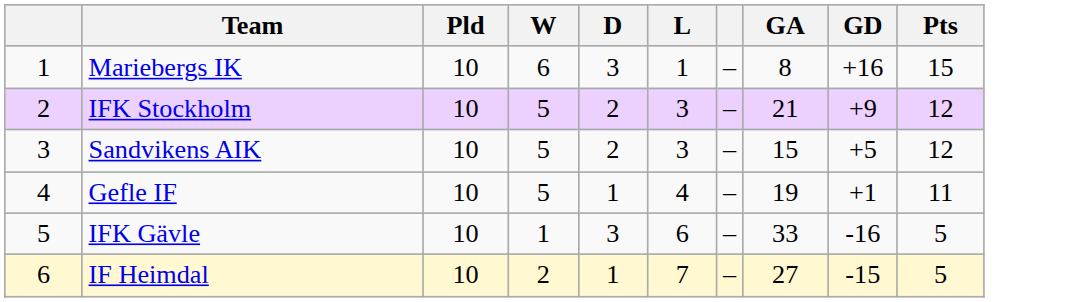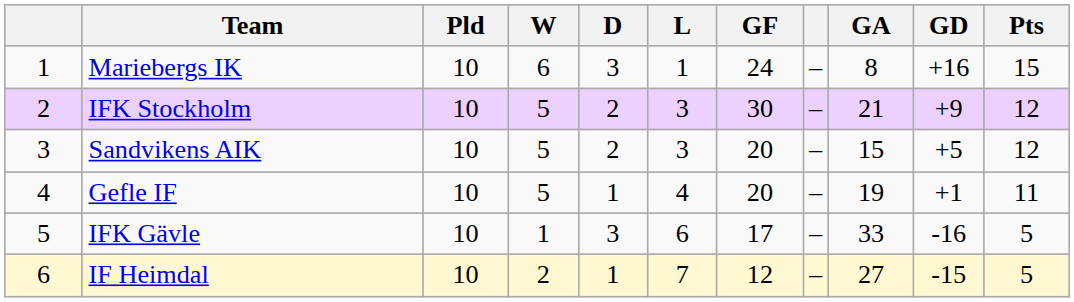+ column: (760, 25)
